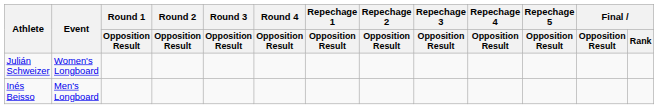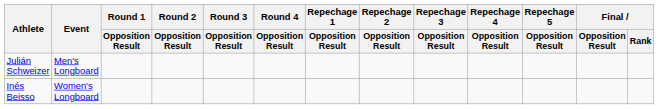(76, 66) Women's Longboard -> (76, 66) Men's Longboard
(76, 91) Men's Longboard -> (76, 91) Women's Longboard
